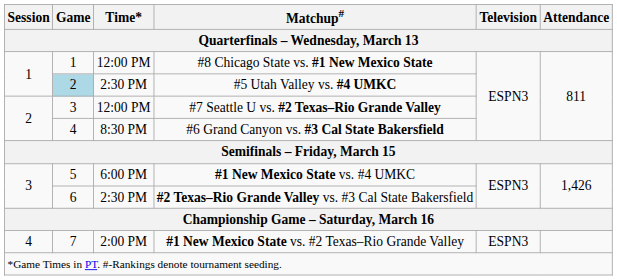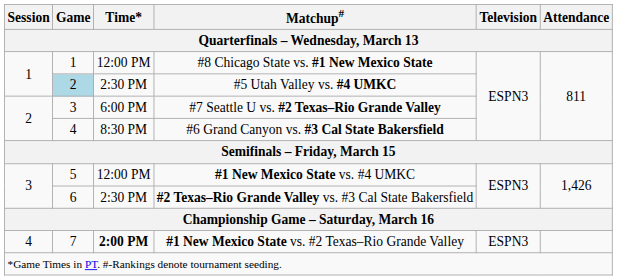(124, 107) 12:00 PM -> (124, 107) 6:00 PM
(124, 174) 6:00 PM -> (124, 174) 12:00 PM
(124, 241) normal -> (124, 241) bold
